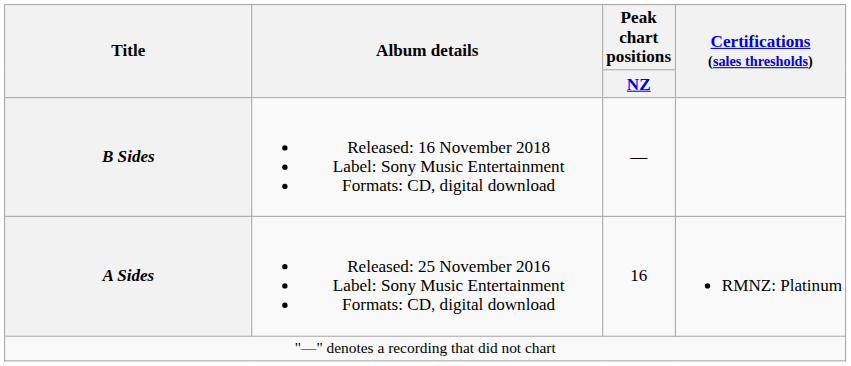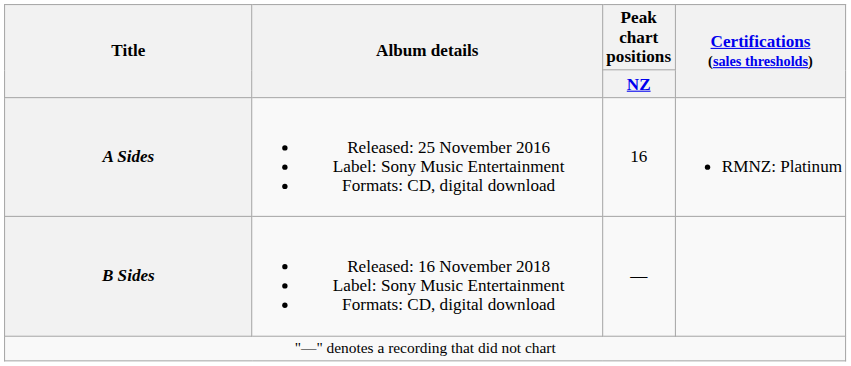rows swapped: (128, 276) <-> (128, 156)
